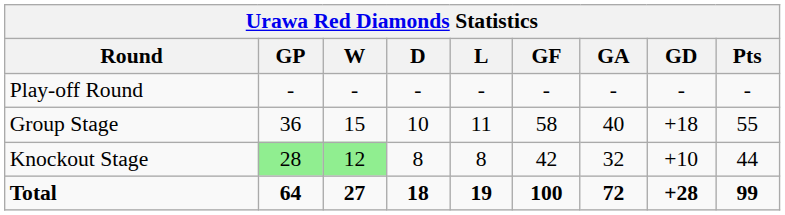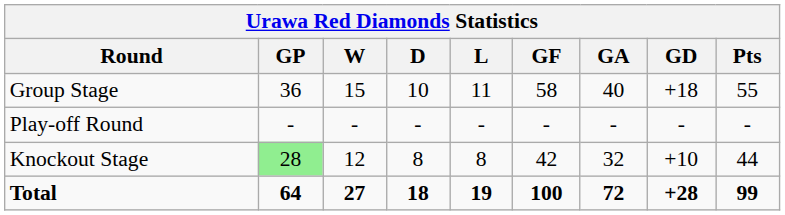rows swapped: (76, 90) <-> (64, 124)
(355, 158) lightgreen background -> (355, 158) no background
